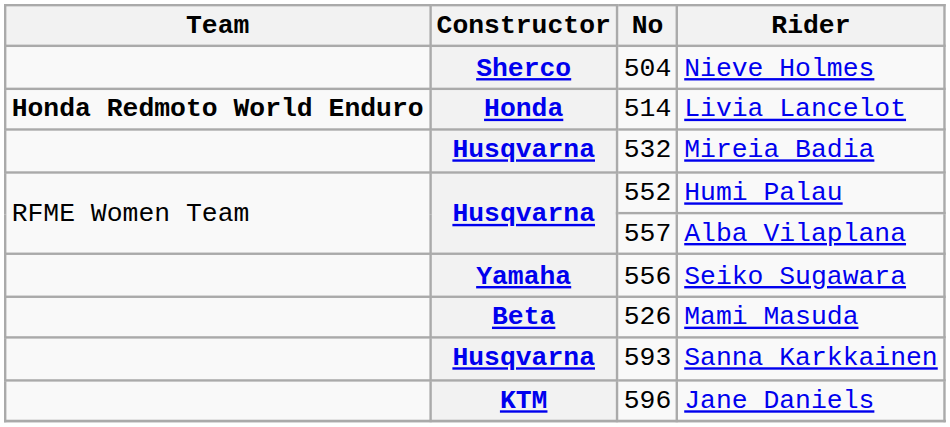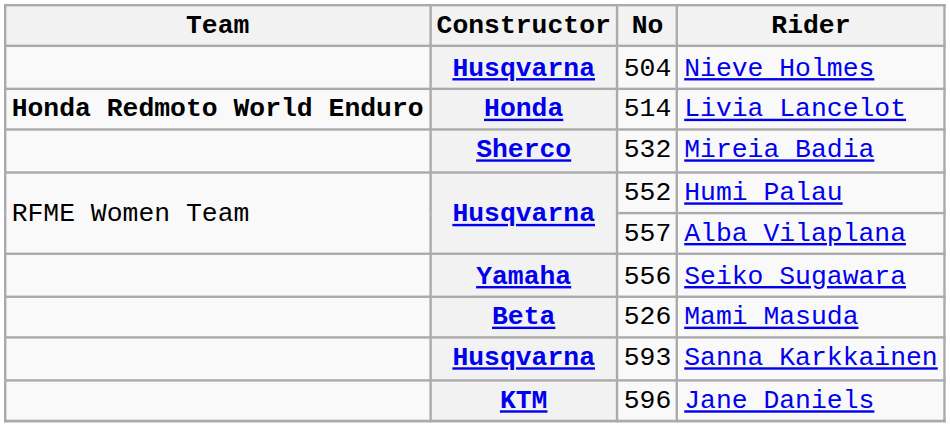(524, 68) Sherco -> (524, 68) Husqvarna
(524, 151) Husqvarna -> (524, 151) Sherco
